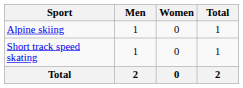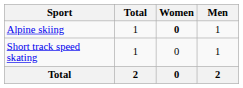columns swapped: (135, 12) <-> (218, 12)
(177, 29) normal -> (177, 29) bold
